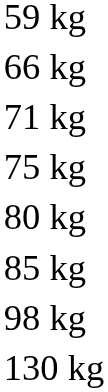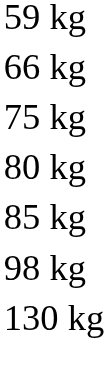- row: (45, 117)
